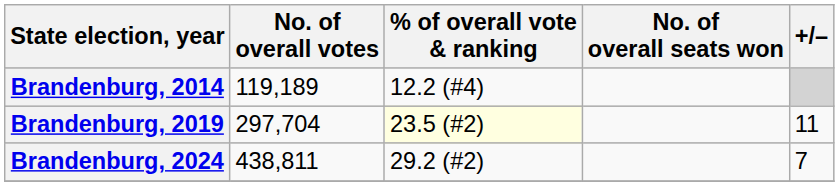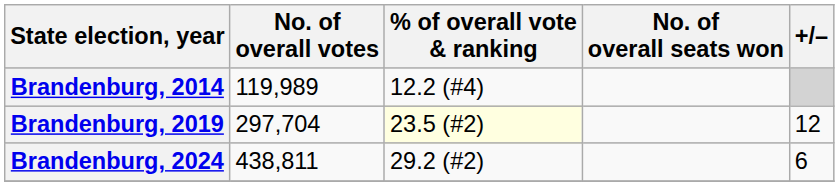(277, 86) 119,189 -> (277, 86) 119,989
(807, 124) 11 -> (808, 124) 12
(801, 161) 7 -> (801, 161) 6
